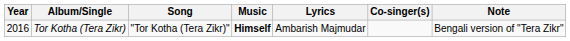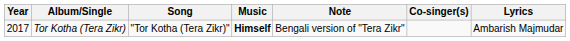columns swapped: (320, 12) <-> (499, 12)
(18, 28) 2016 -> (18, 28) 2017
